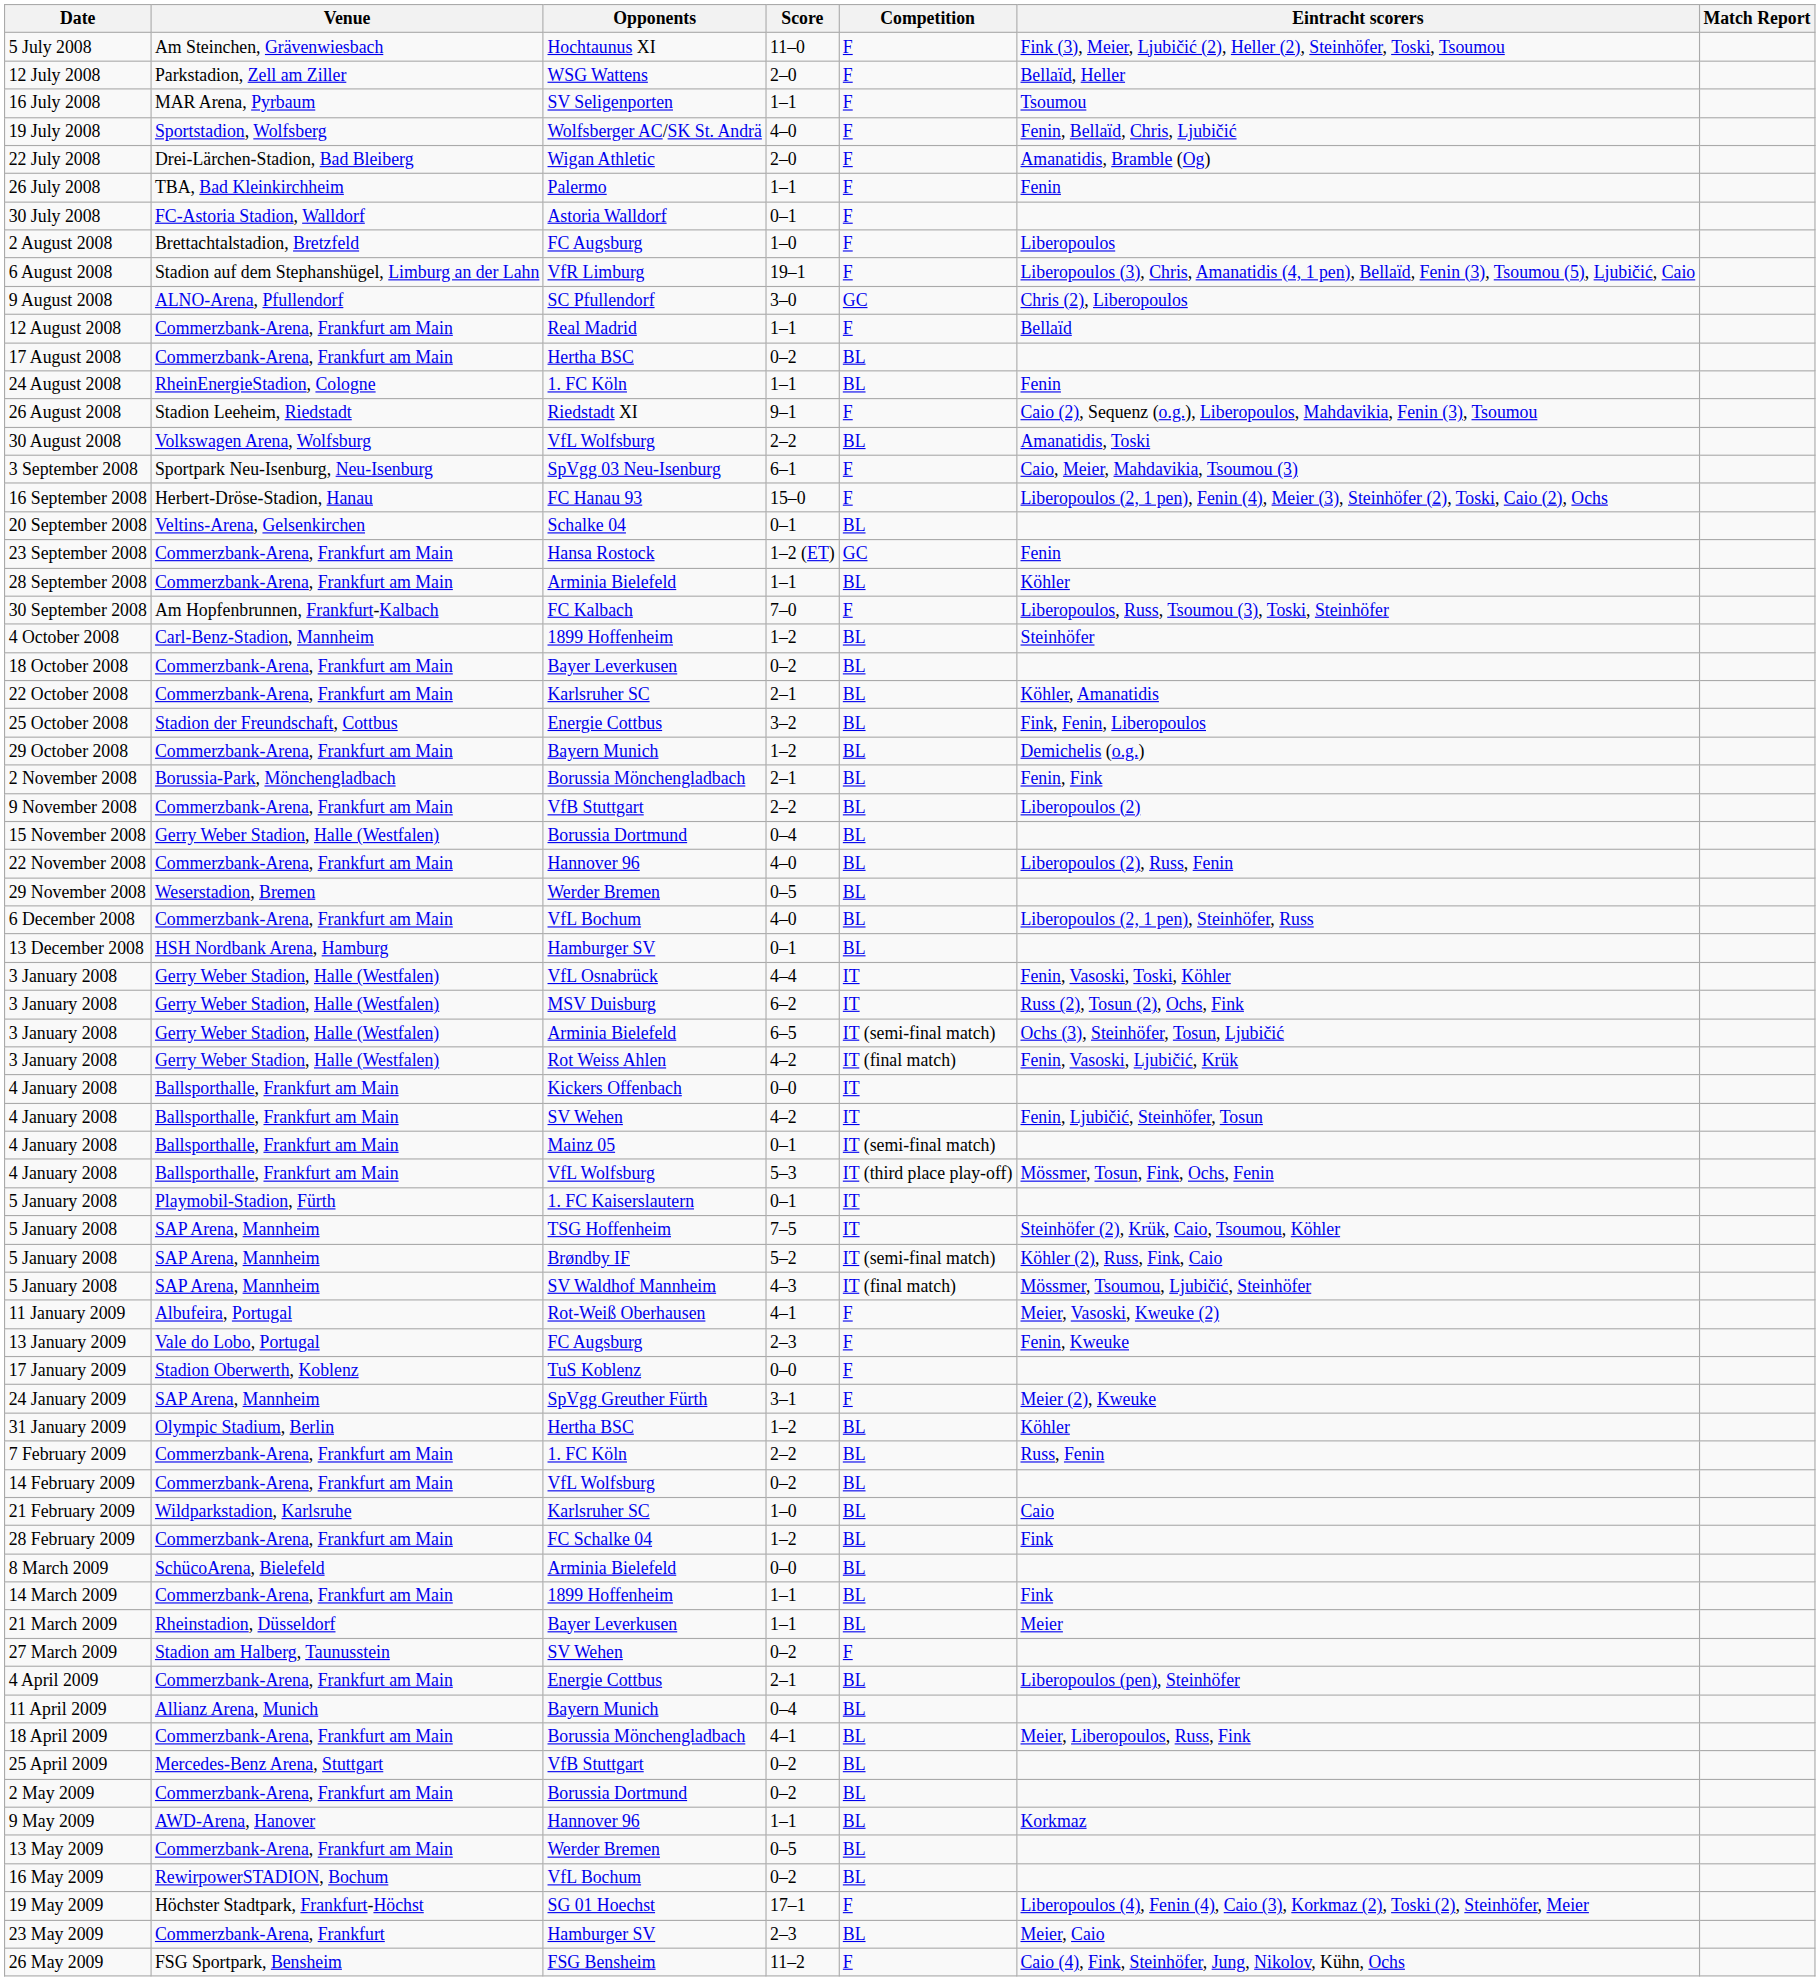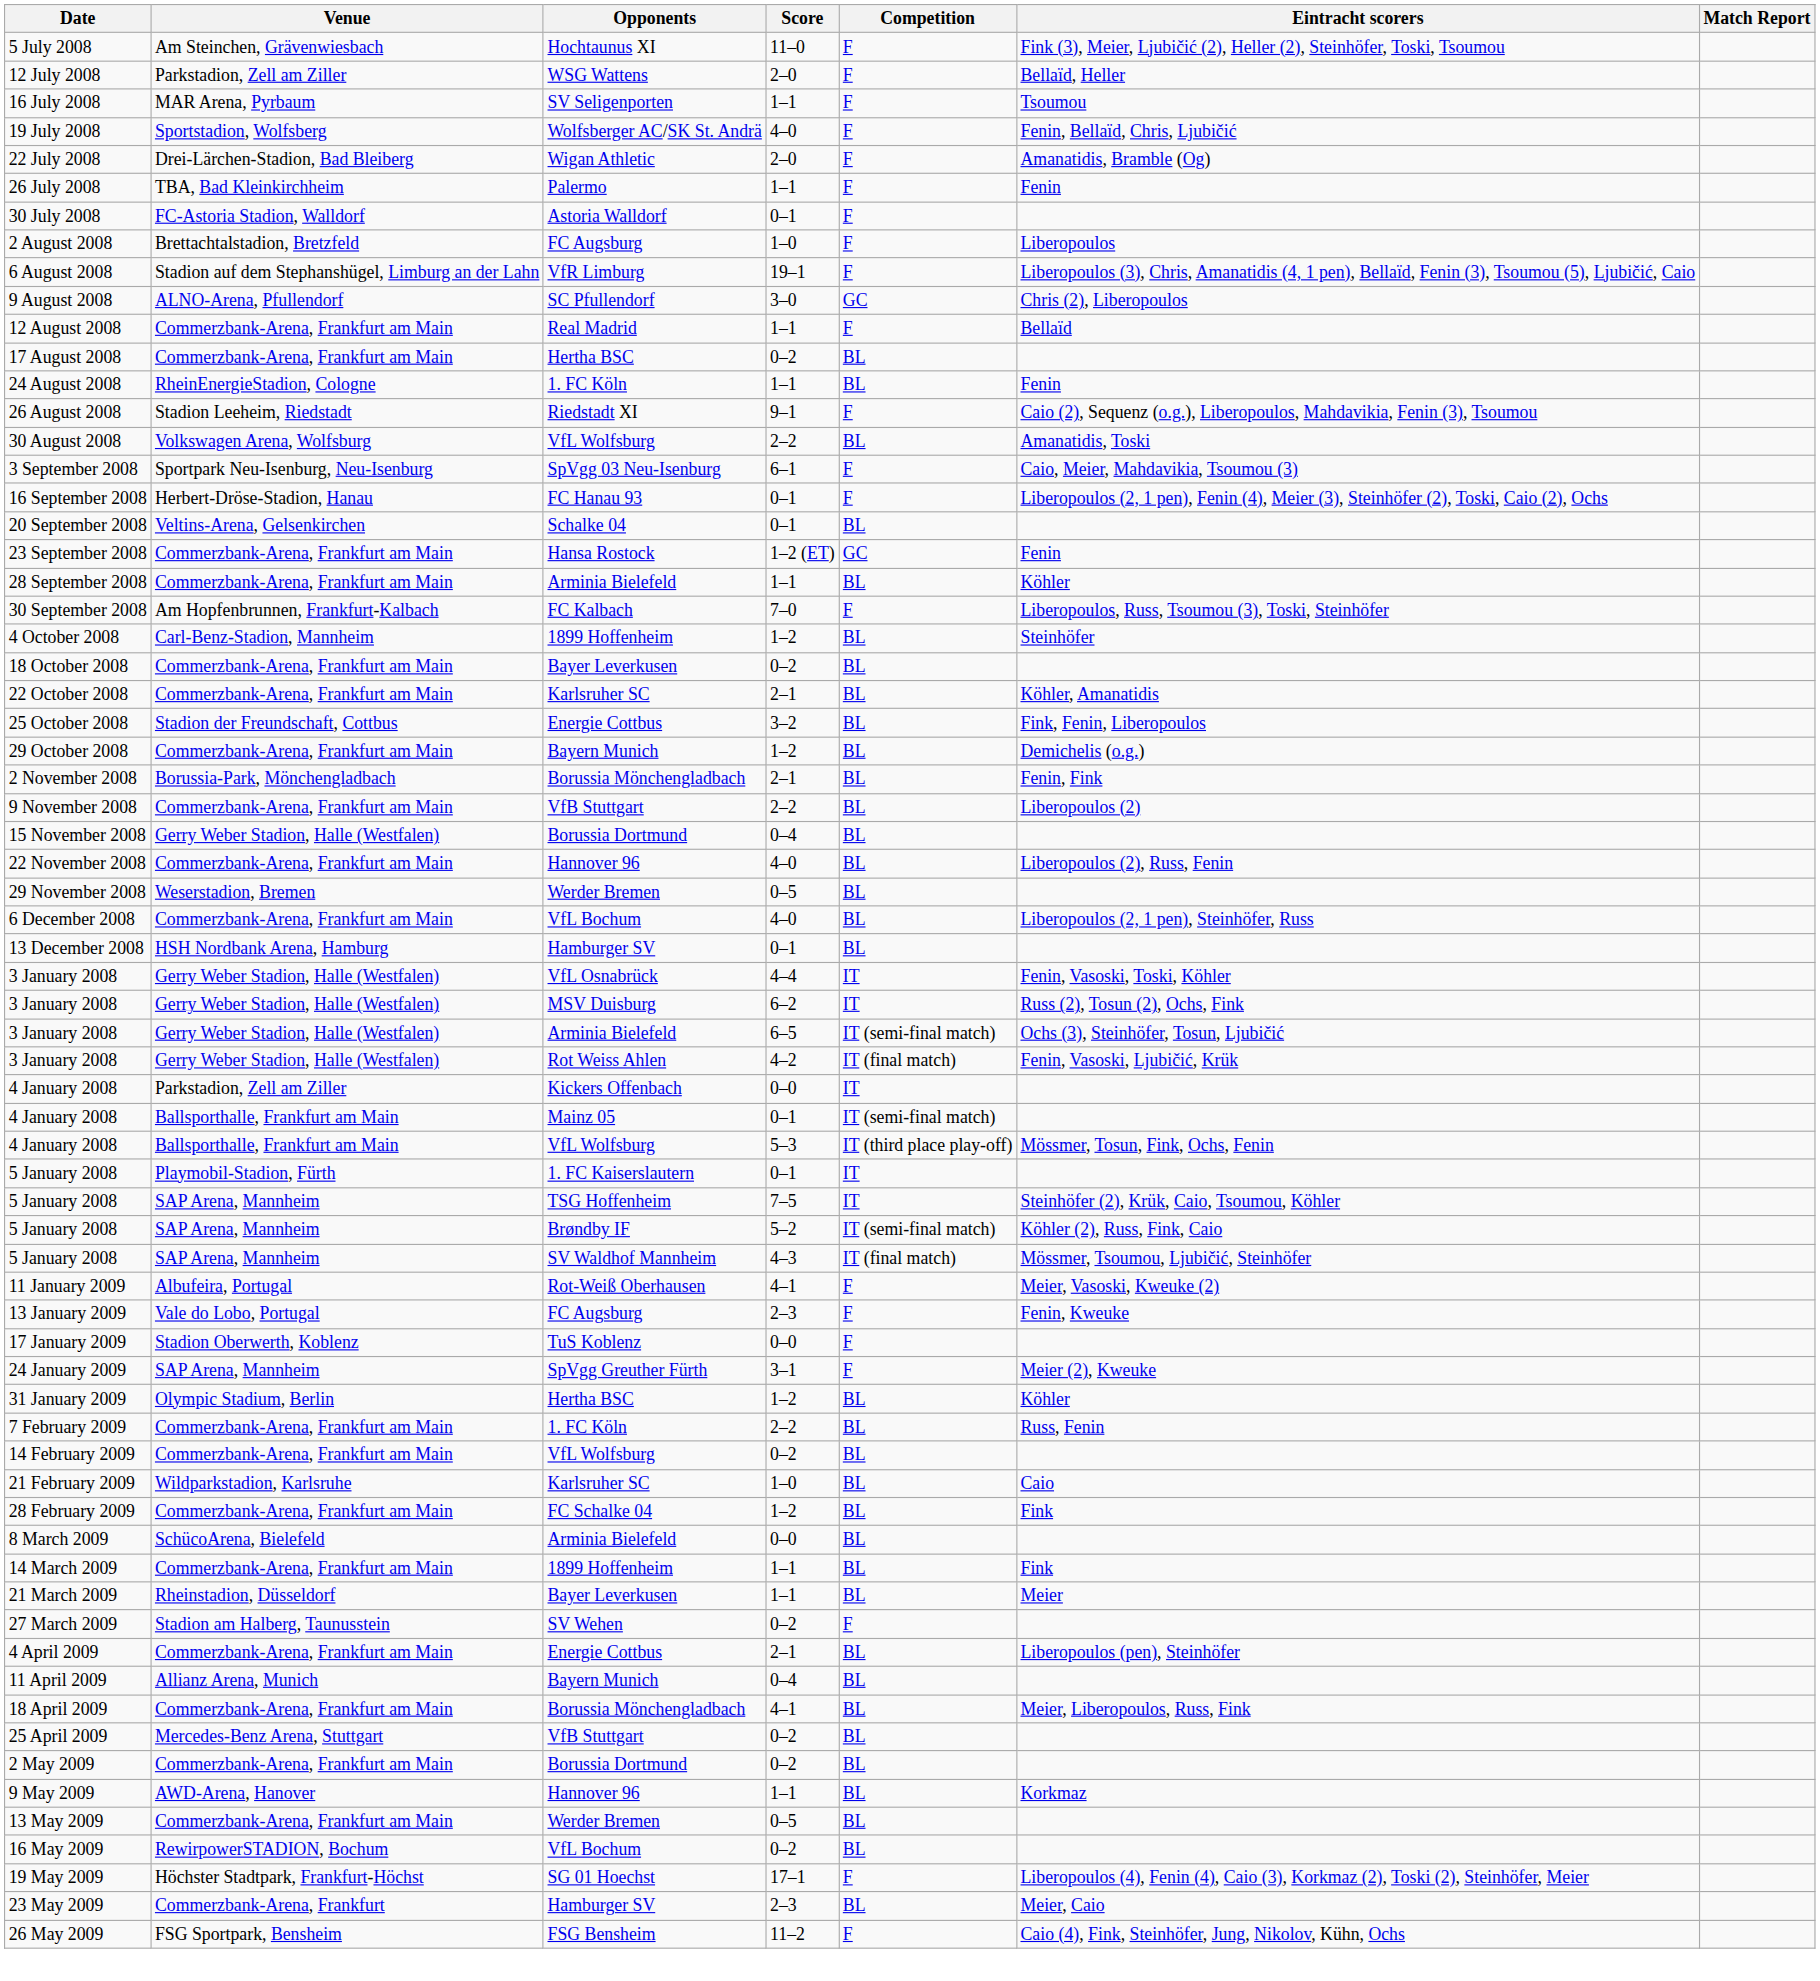(788, 497) 15–0 -> (783, 497) 0–1
(277, 1088) Ballsporthalle, Frankfurt am Main -> (251, 1088) Parkstadion, Zell am Ziller
- row: (63, 1117)
